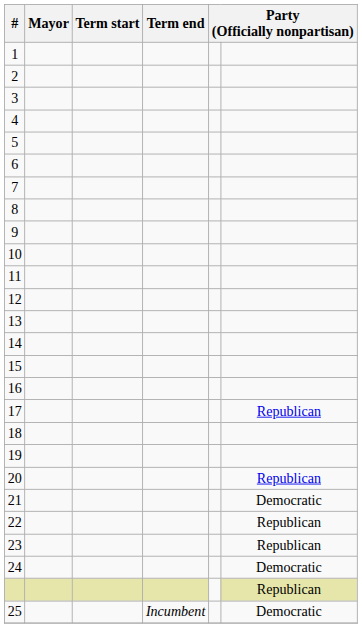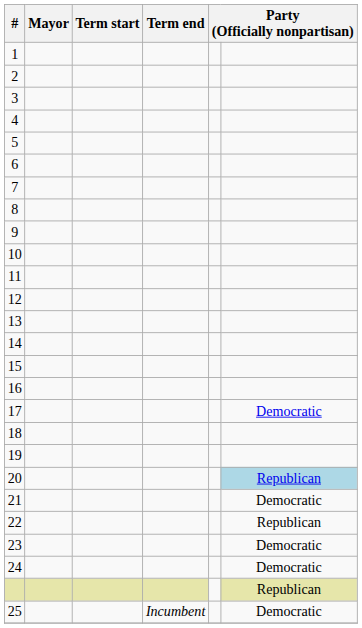(289, 411) Republican -> (289, 411) Democratic
(289, 478) no background -> (289, 478) lightblue background
(289, 545) Republican -> (289, 545) Democratic
